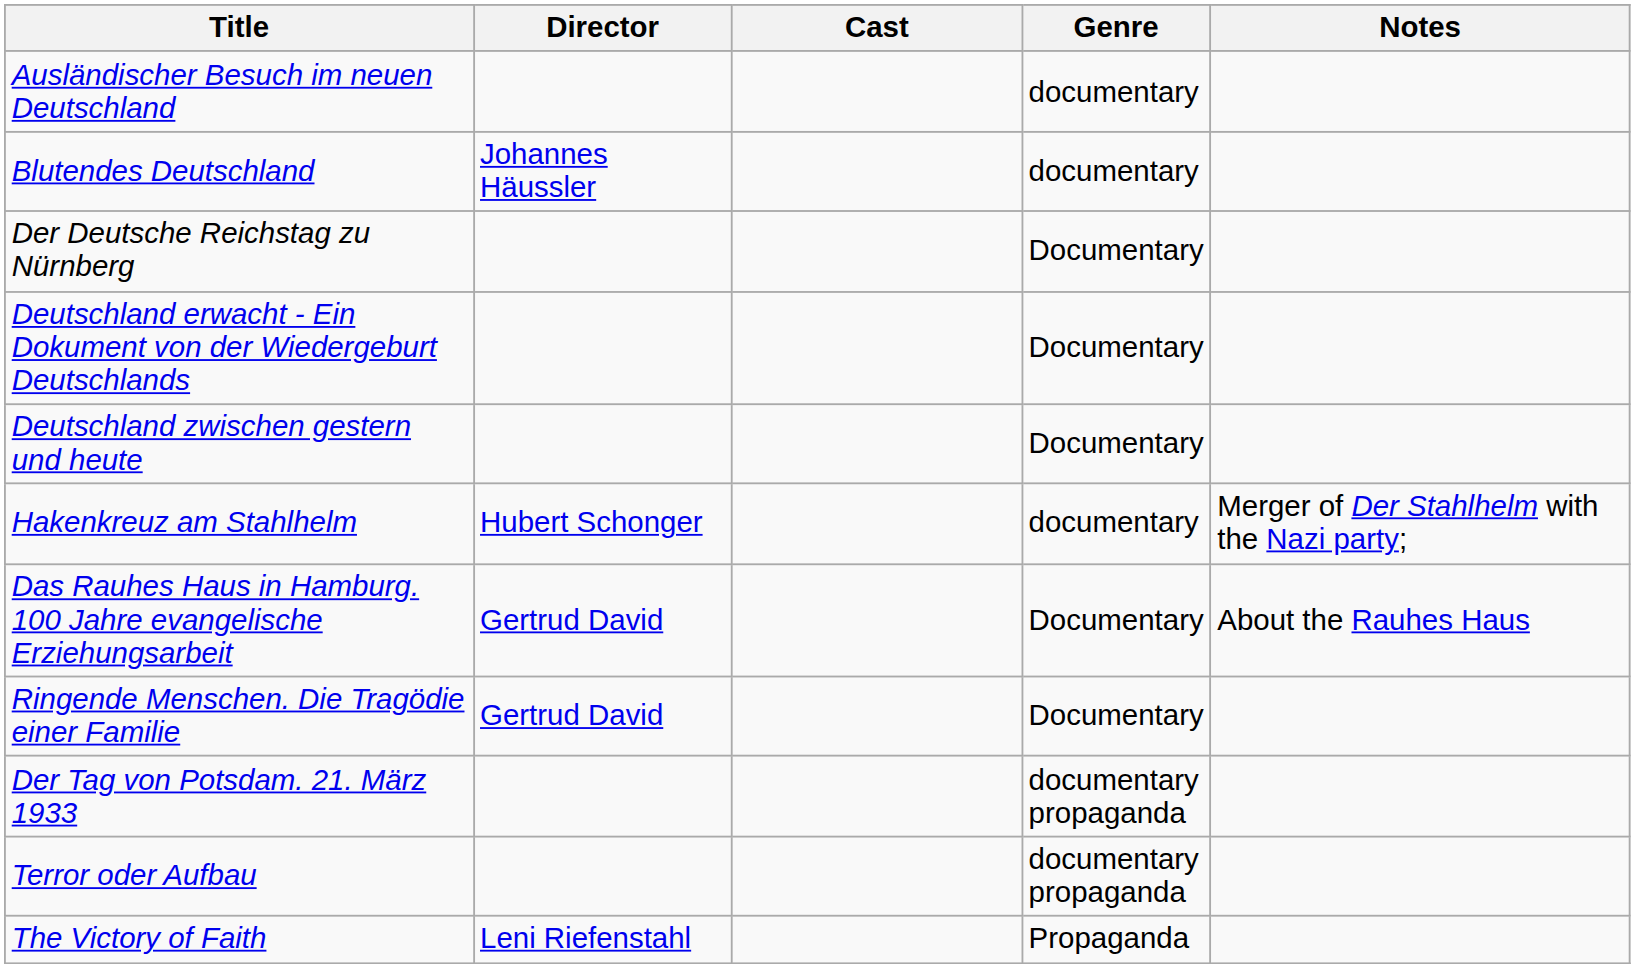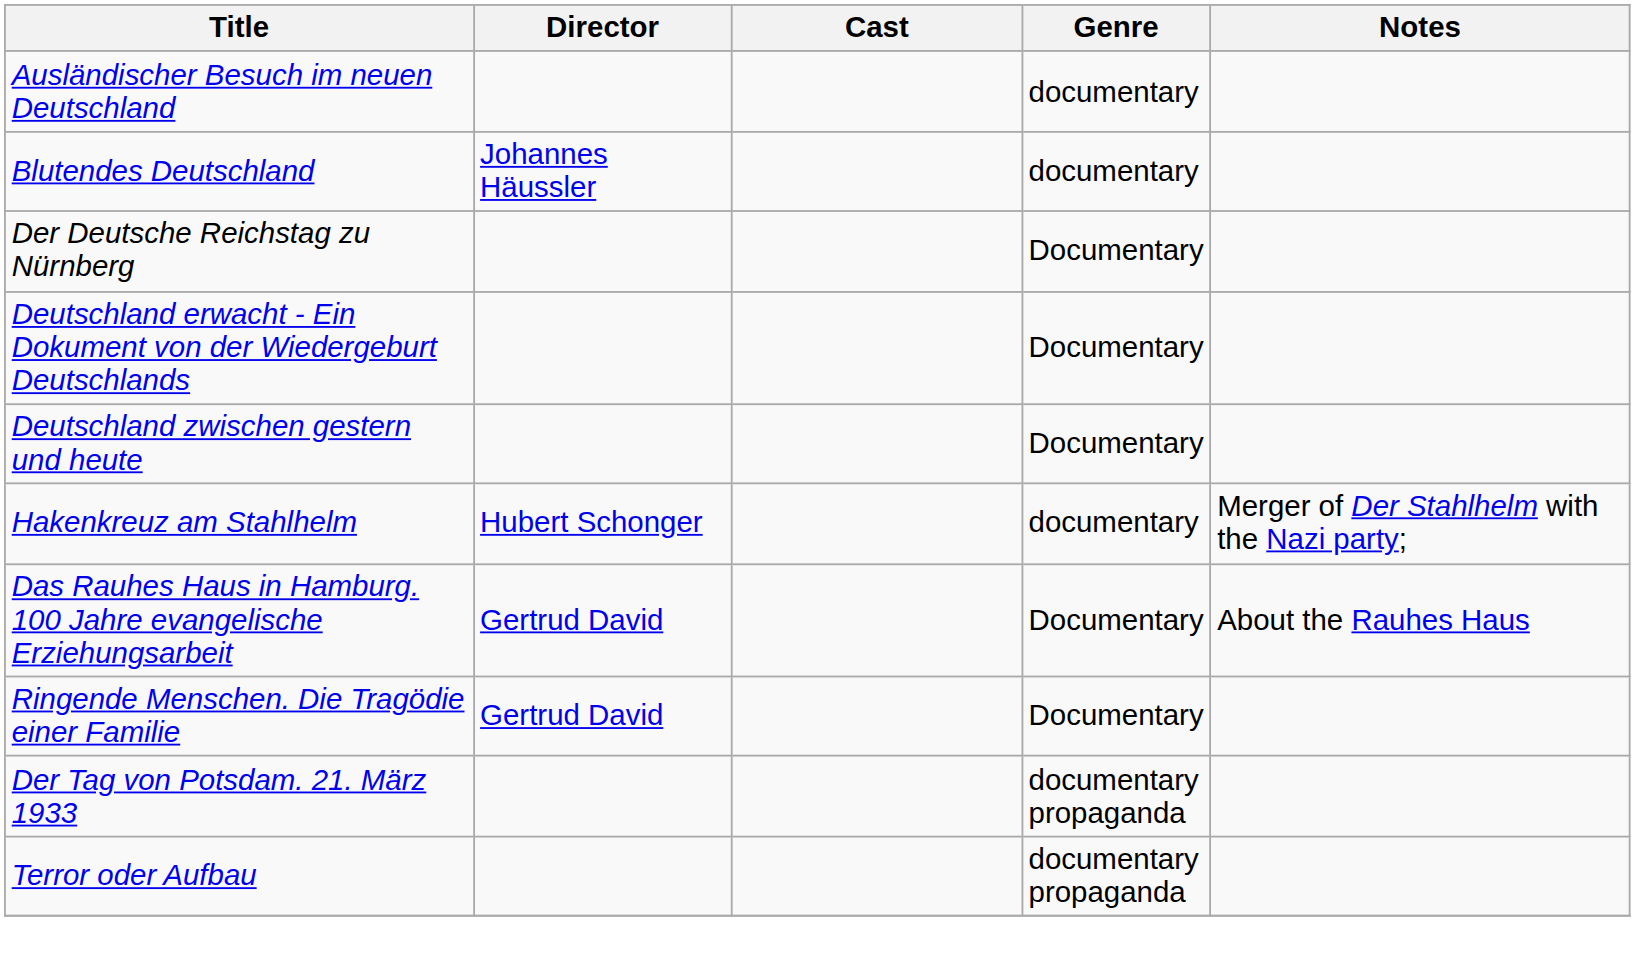- row: (139, 938)
